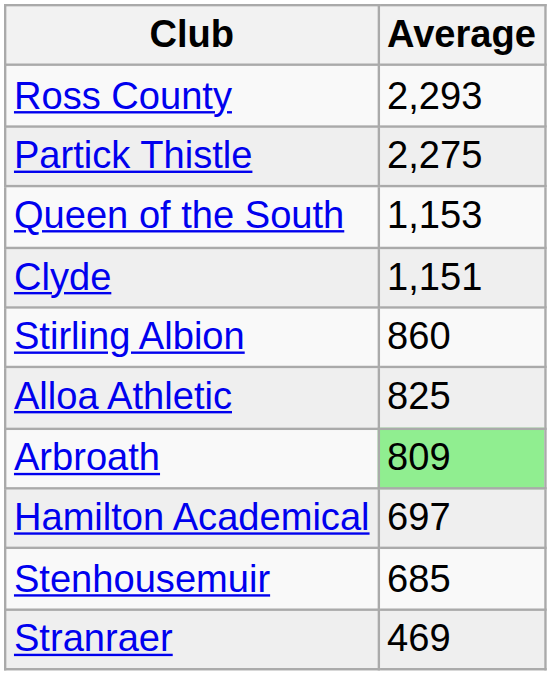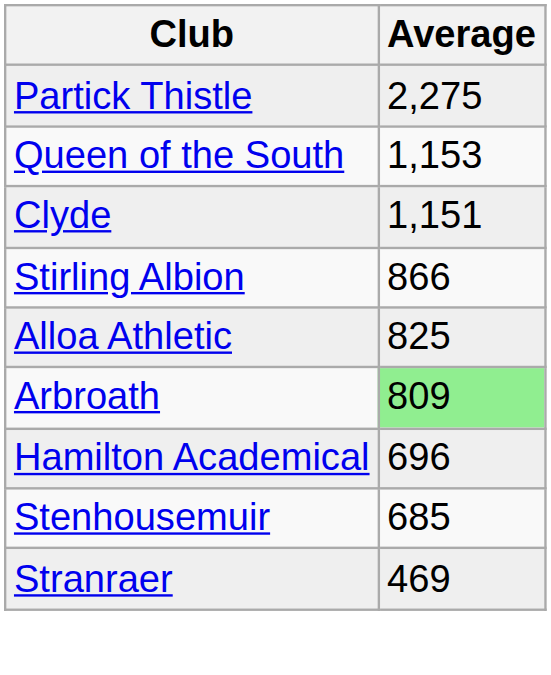- row: (123, 95)
(419, 336) 860 -> (419, 276) 866
(419, 517) 697 -> (419, 457) 696
